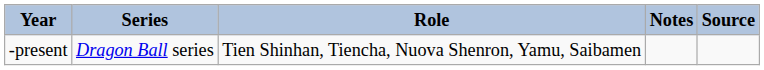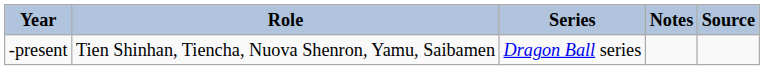columns swapped: (145, 19) <-> (432, 19)
